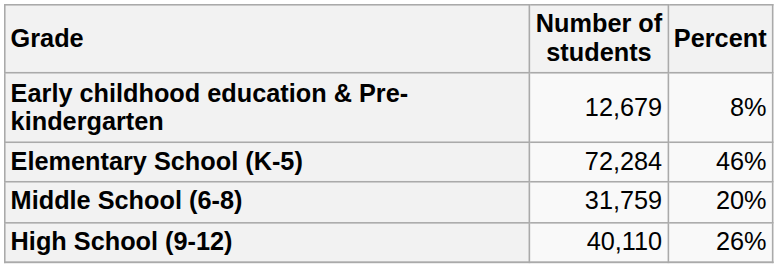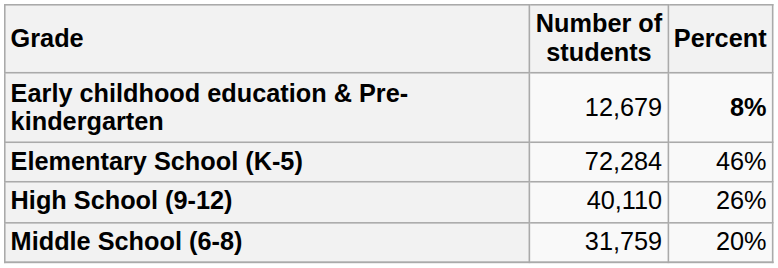(748, 107) normal -> (748, 107) bold
rows swapped: (126, 201) <-> (122, 241)
